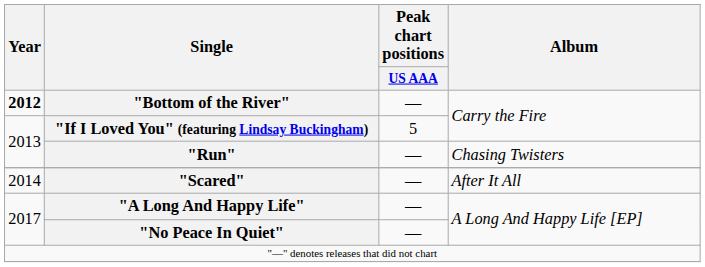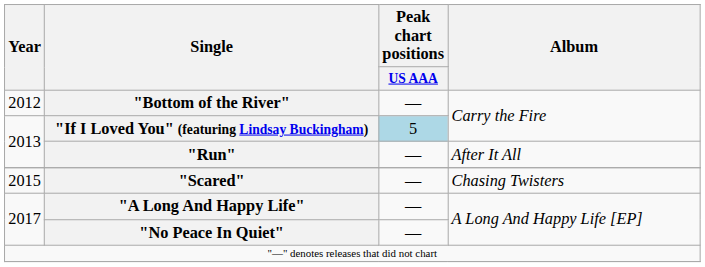(25, 102) bold -> (25, 102) normal
(413, 128) no background -> (413, 128) lightblue background
(508, 154) Chasing Twisters -> (486, 154) After It All
(25, 180) 2014 -> (25, 180) 2015
(486, 180) After It All -> (508, 180) Chasing Twisters
